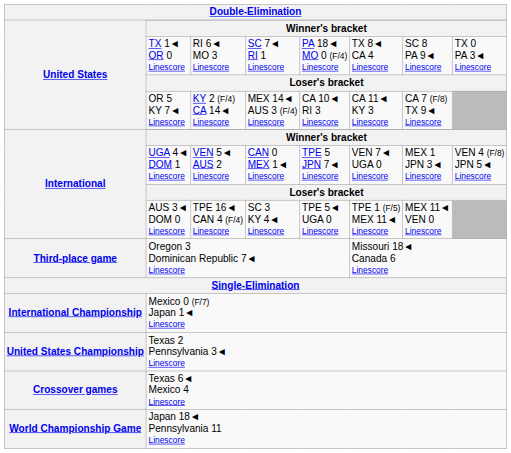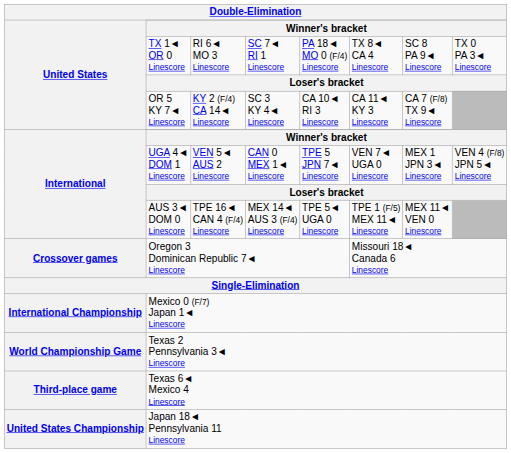(273, 110) MEX 14◄ AUS 3 (F/4) Linescore -> (266, 110) SC 3 KY 4◄ Linescore
(266, 219) SC 3 KY 4◄ Linescore -> (273, 219) MEX 14◄ AUS 3 (F/4) Linescore
(75, 258) Third-place game -> (75, 258) Crossover games
(75, 351) United States Championship -> (75, 351) World Championship Game
(75, 390) Crossover games -> (75, 390) Third-place game
(75, 429) World Championship Game -> (75, 429) United States Championship
